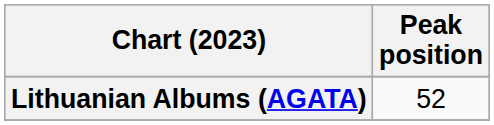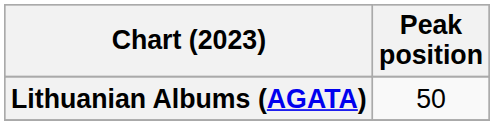(431, 98) 52 -> (431, 98) 50
